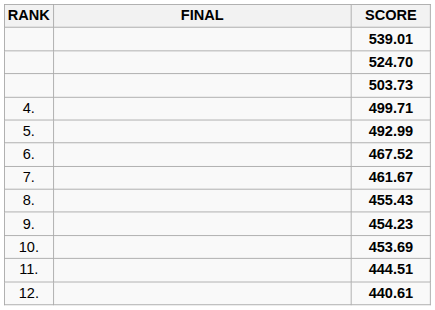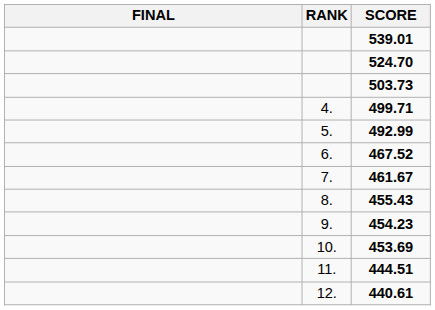columns swapped: (29, 16) <-> (202, 16)
